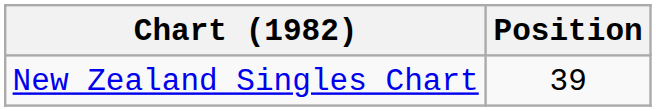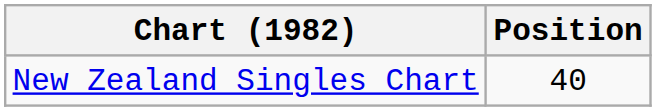(568, 81) 39 -> (568, 81) 40
